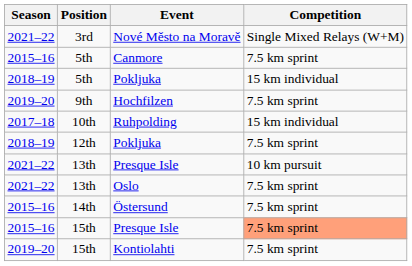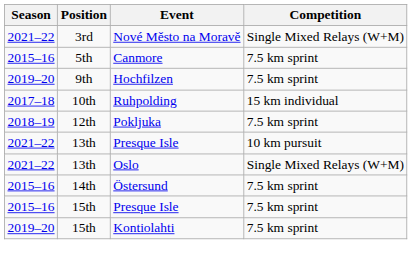- row: (84, 79)
(282, 185) 7.5 km sprint -> (325, 164) Single Mixed Relays (W+M)
(282, 228) lightsalmon background -> (282, 206) no background
